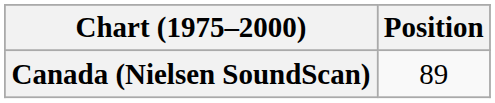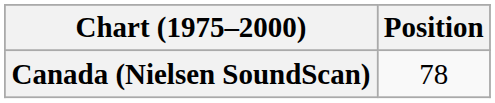(434, 73) 89 -> (434, 73) 78
